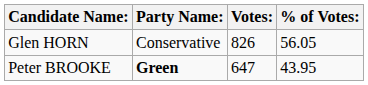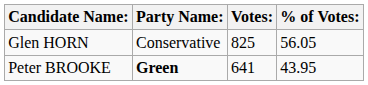(243, 42) 826 -> (243, 42) 825
(243, 67) 647 -> (243, 67) 641
